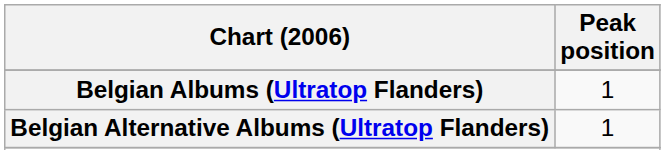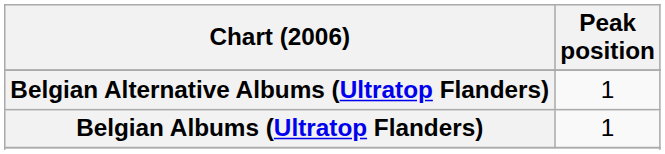rows swapped: (280, 89) <-> (280, 128)
